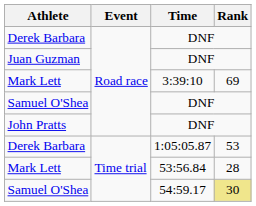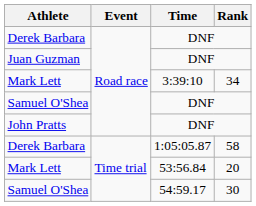(233, 81) 69 -> (233, 81) 34
(233, 146) 53 -> (233, 146) 58
(233, 168) 28 -> (233, 168) 20
(233, 190) khaki background -> (233, 190) no background
